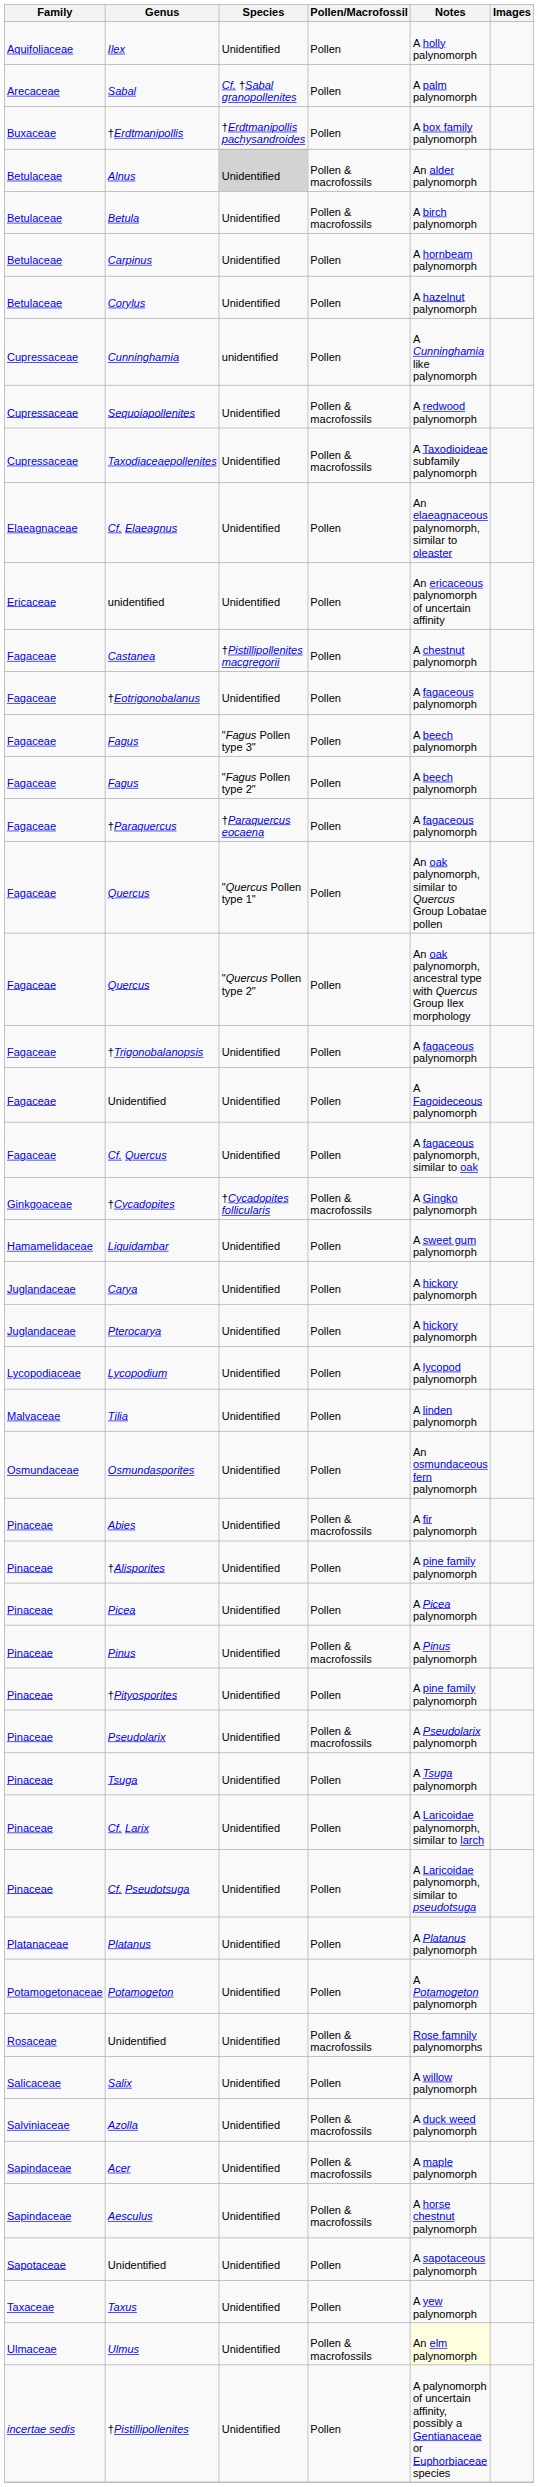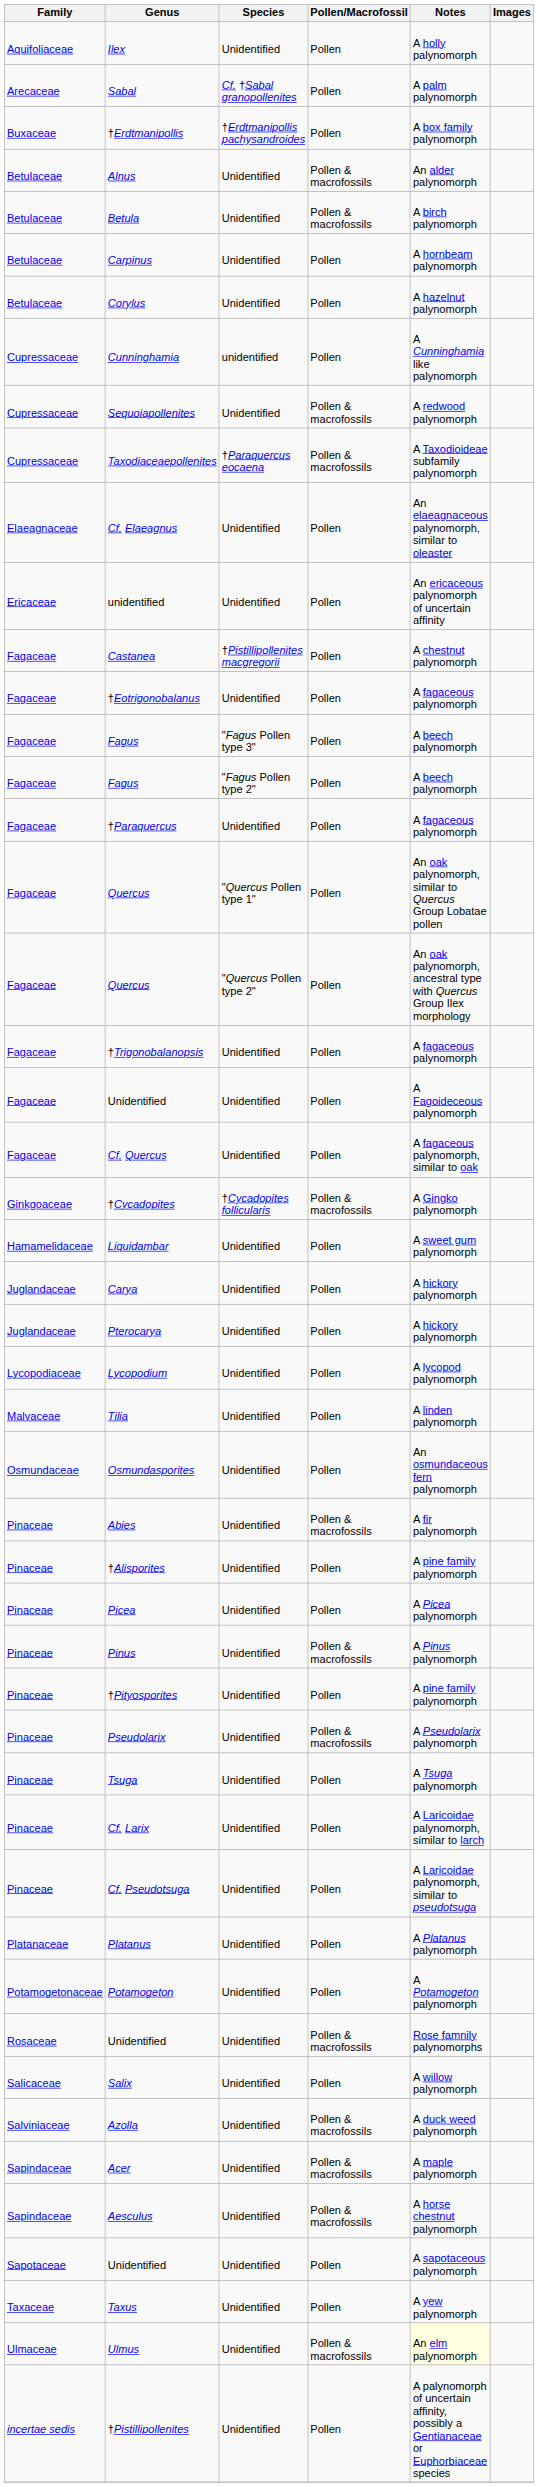(251, 176) lightgrey background -> (251, 176) no background
(251, 461) Unidentified -> (256, 461) †Paraquercus eocaena
(256, 826) †Paraquercus eocaena -> (251, 826) Unidentified
